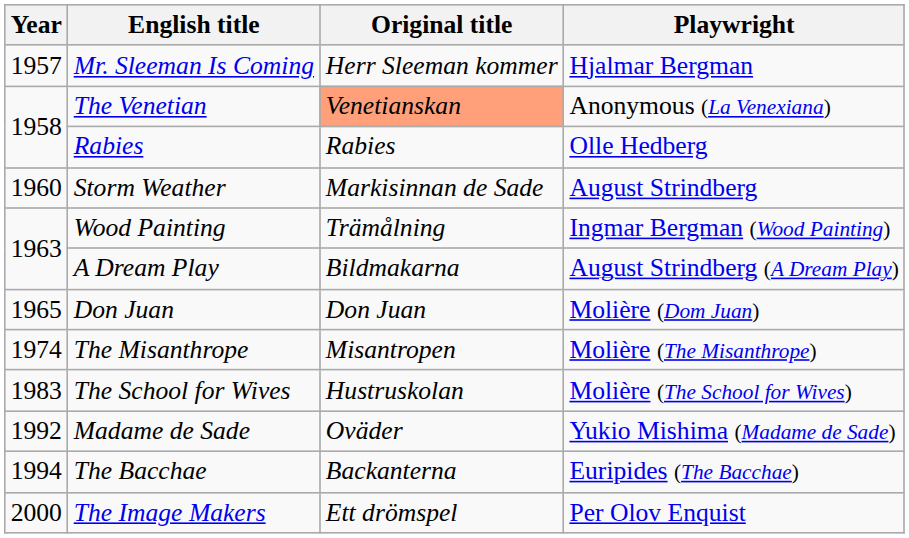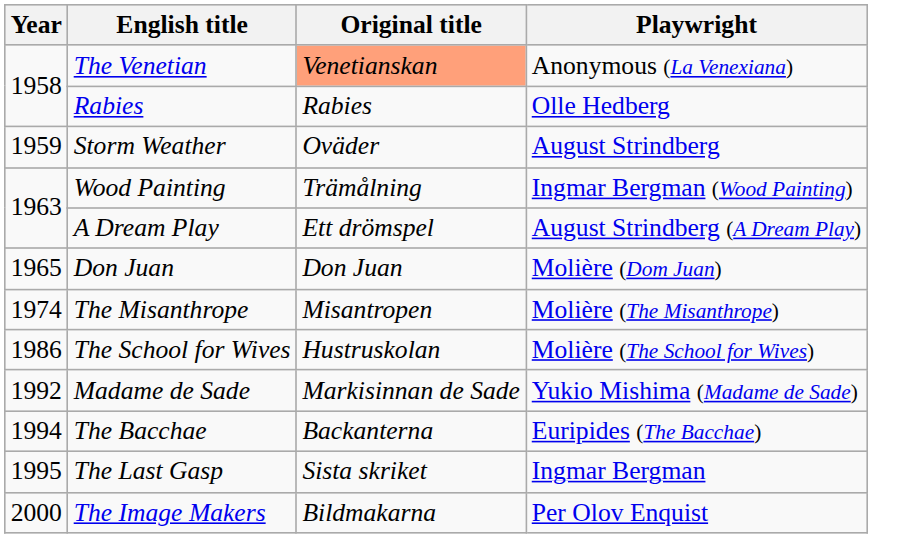- row: (194, 65)
(36, 187) 1960 -> (36, 146) 1959
(435, 187) Markisinnan de Sade -> (341, 146) Oväder
(393, 268) Bildmakarna -> (368, 227) Ett drömspel
(36, 390) 1983 -> (36, 349) 1986
(364, 430) Oväder -> (411, 390) Markisinnan de Sade
+ row: (148, 471)
(392, 512) Ett drömspel -> (369, 512) Bildmakarna
